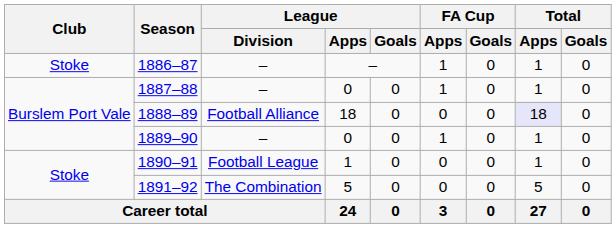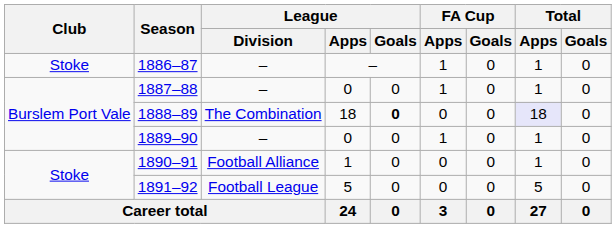(263, 114) Football Alliance -> (263, 114) The Combination
(396, 114) normal -> (395, 114) bold
(263, 162) Football League -> (263, 162) Football Alliance
(263, 187) The Combination -> (263, 187) Football League
